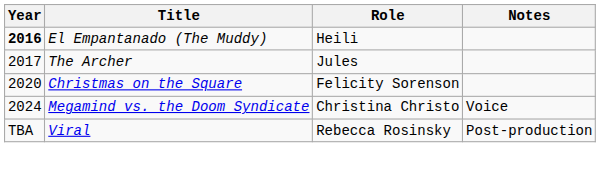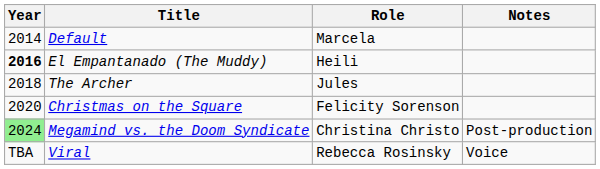+ row: (78, 39)
(25, 62) 2017 -> (25, 85) 2018
(25, 108) no background -> (25, 130) lightgreen background
(487, 108) Voice -> (529, 130) Post-production
(529, 130) Post-production -> (487, 153) Voice
